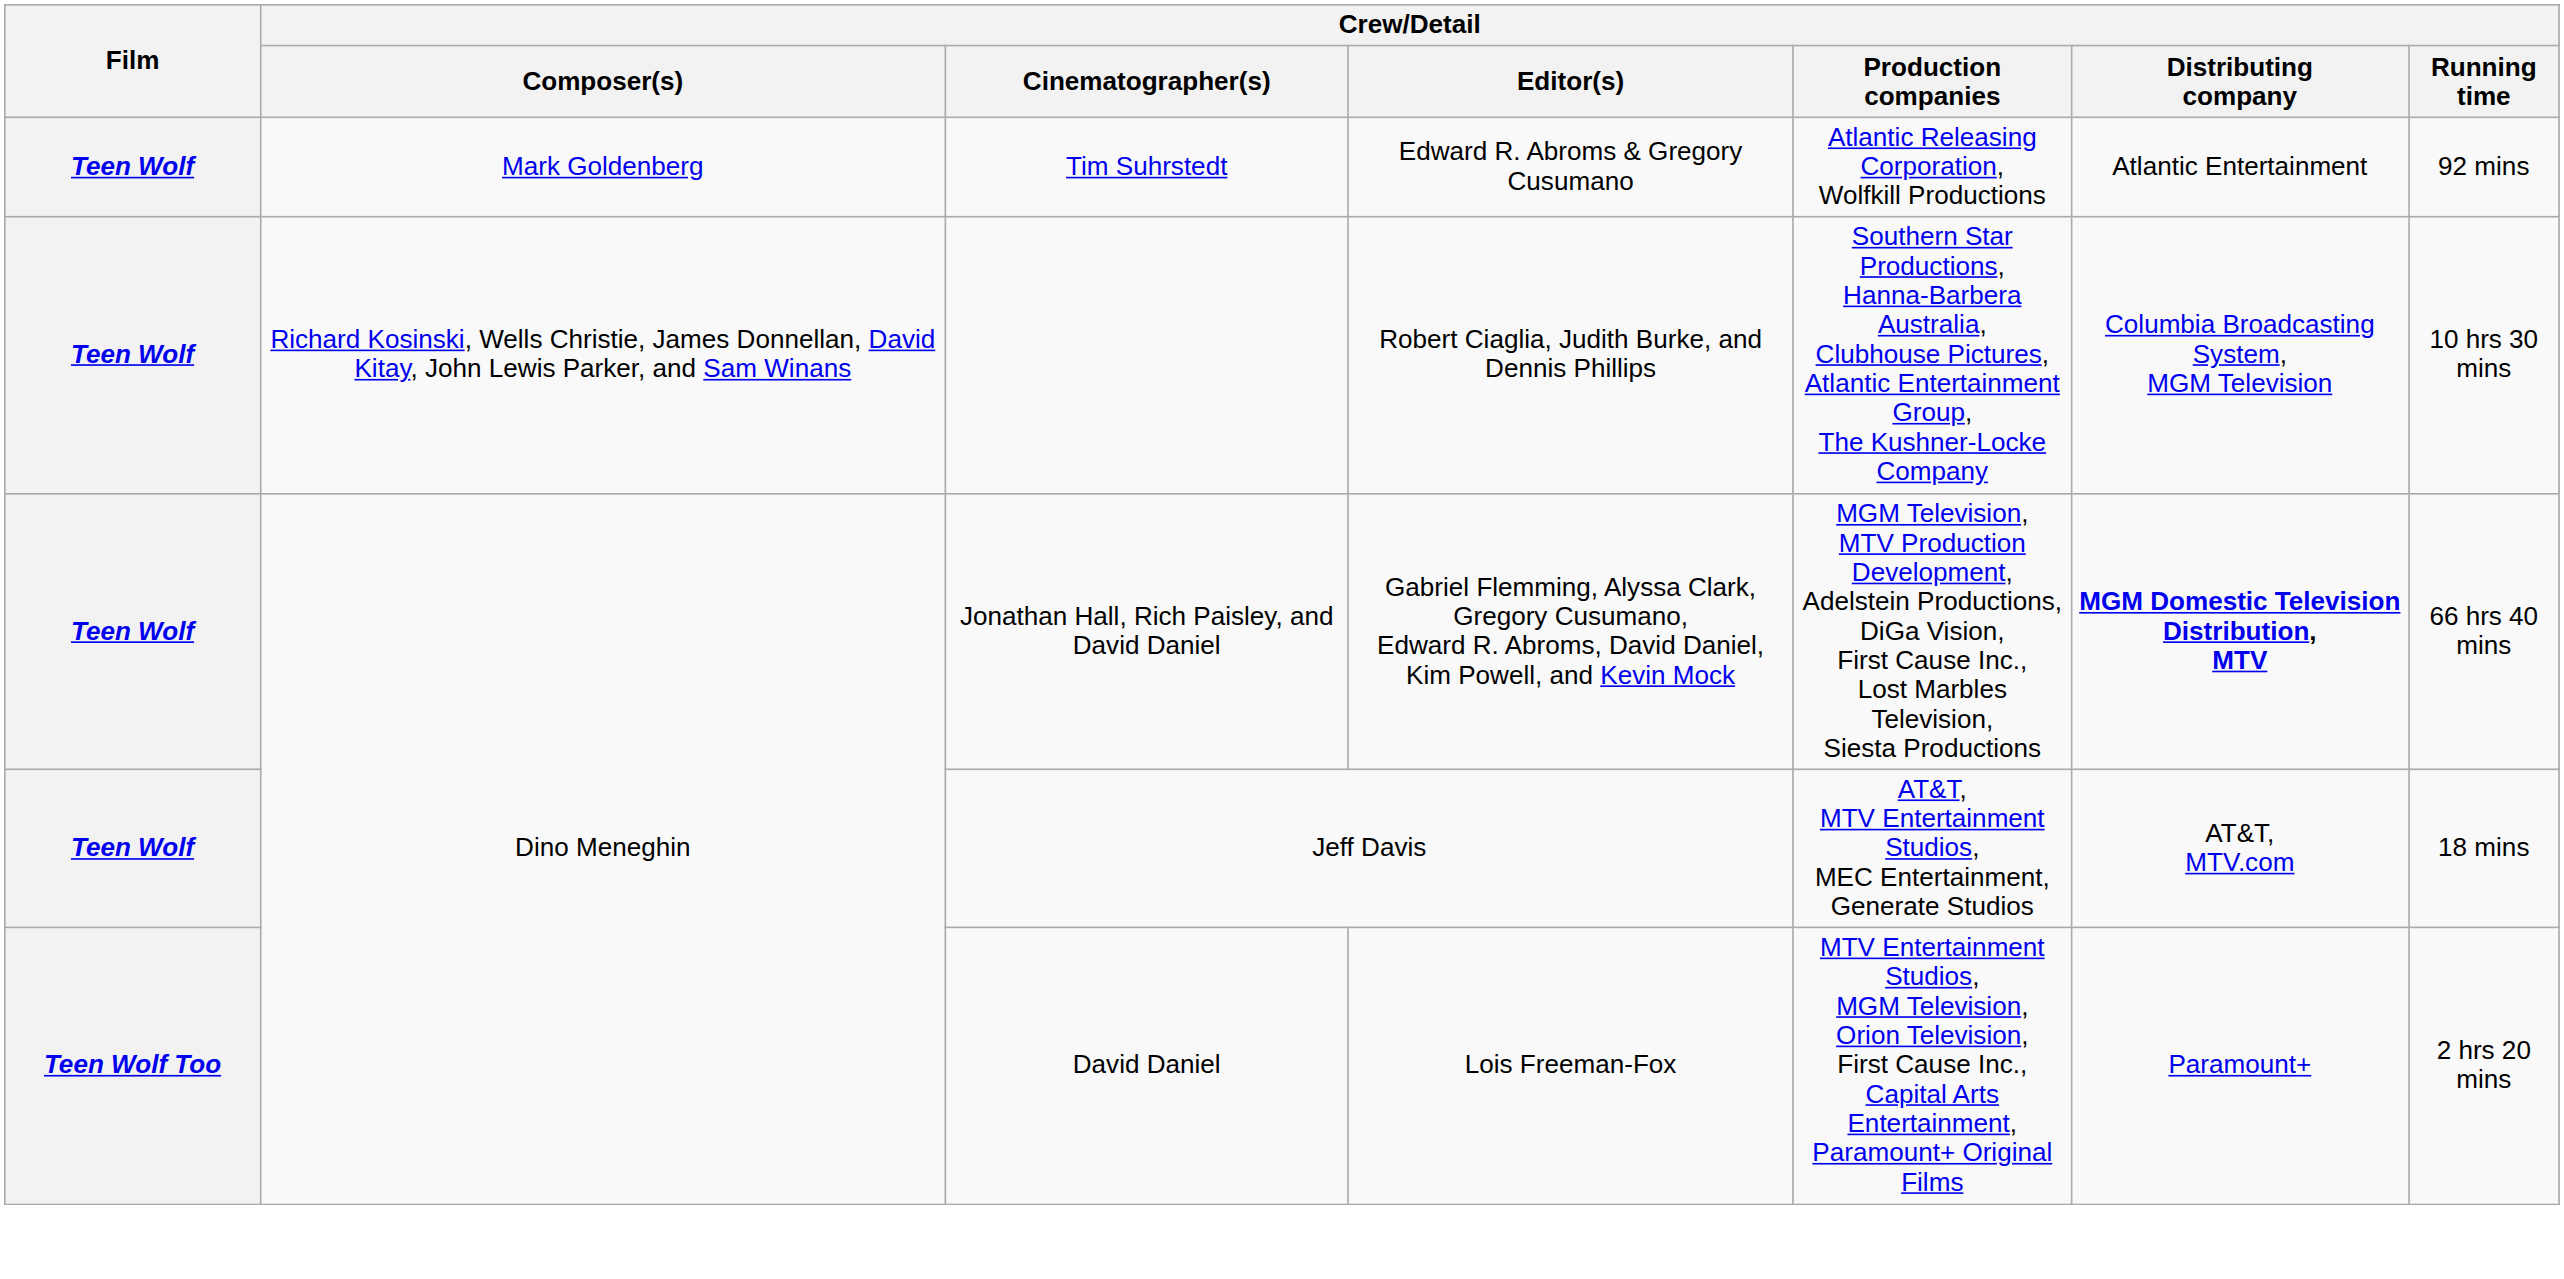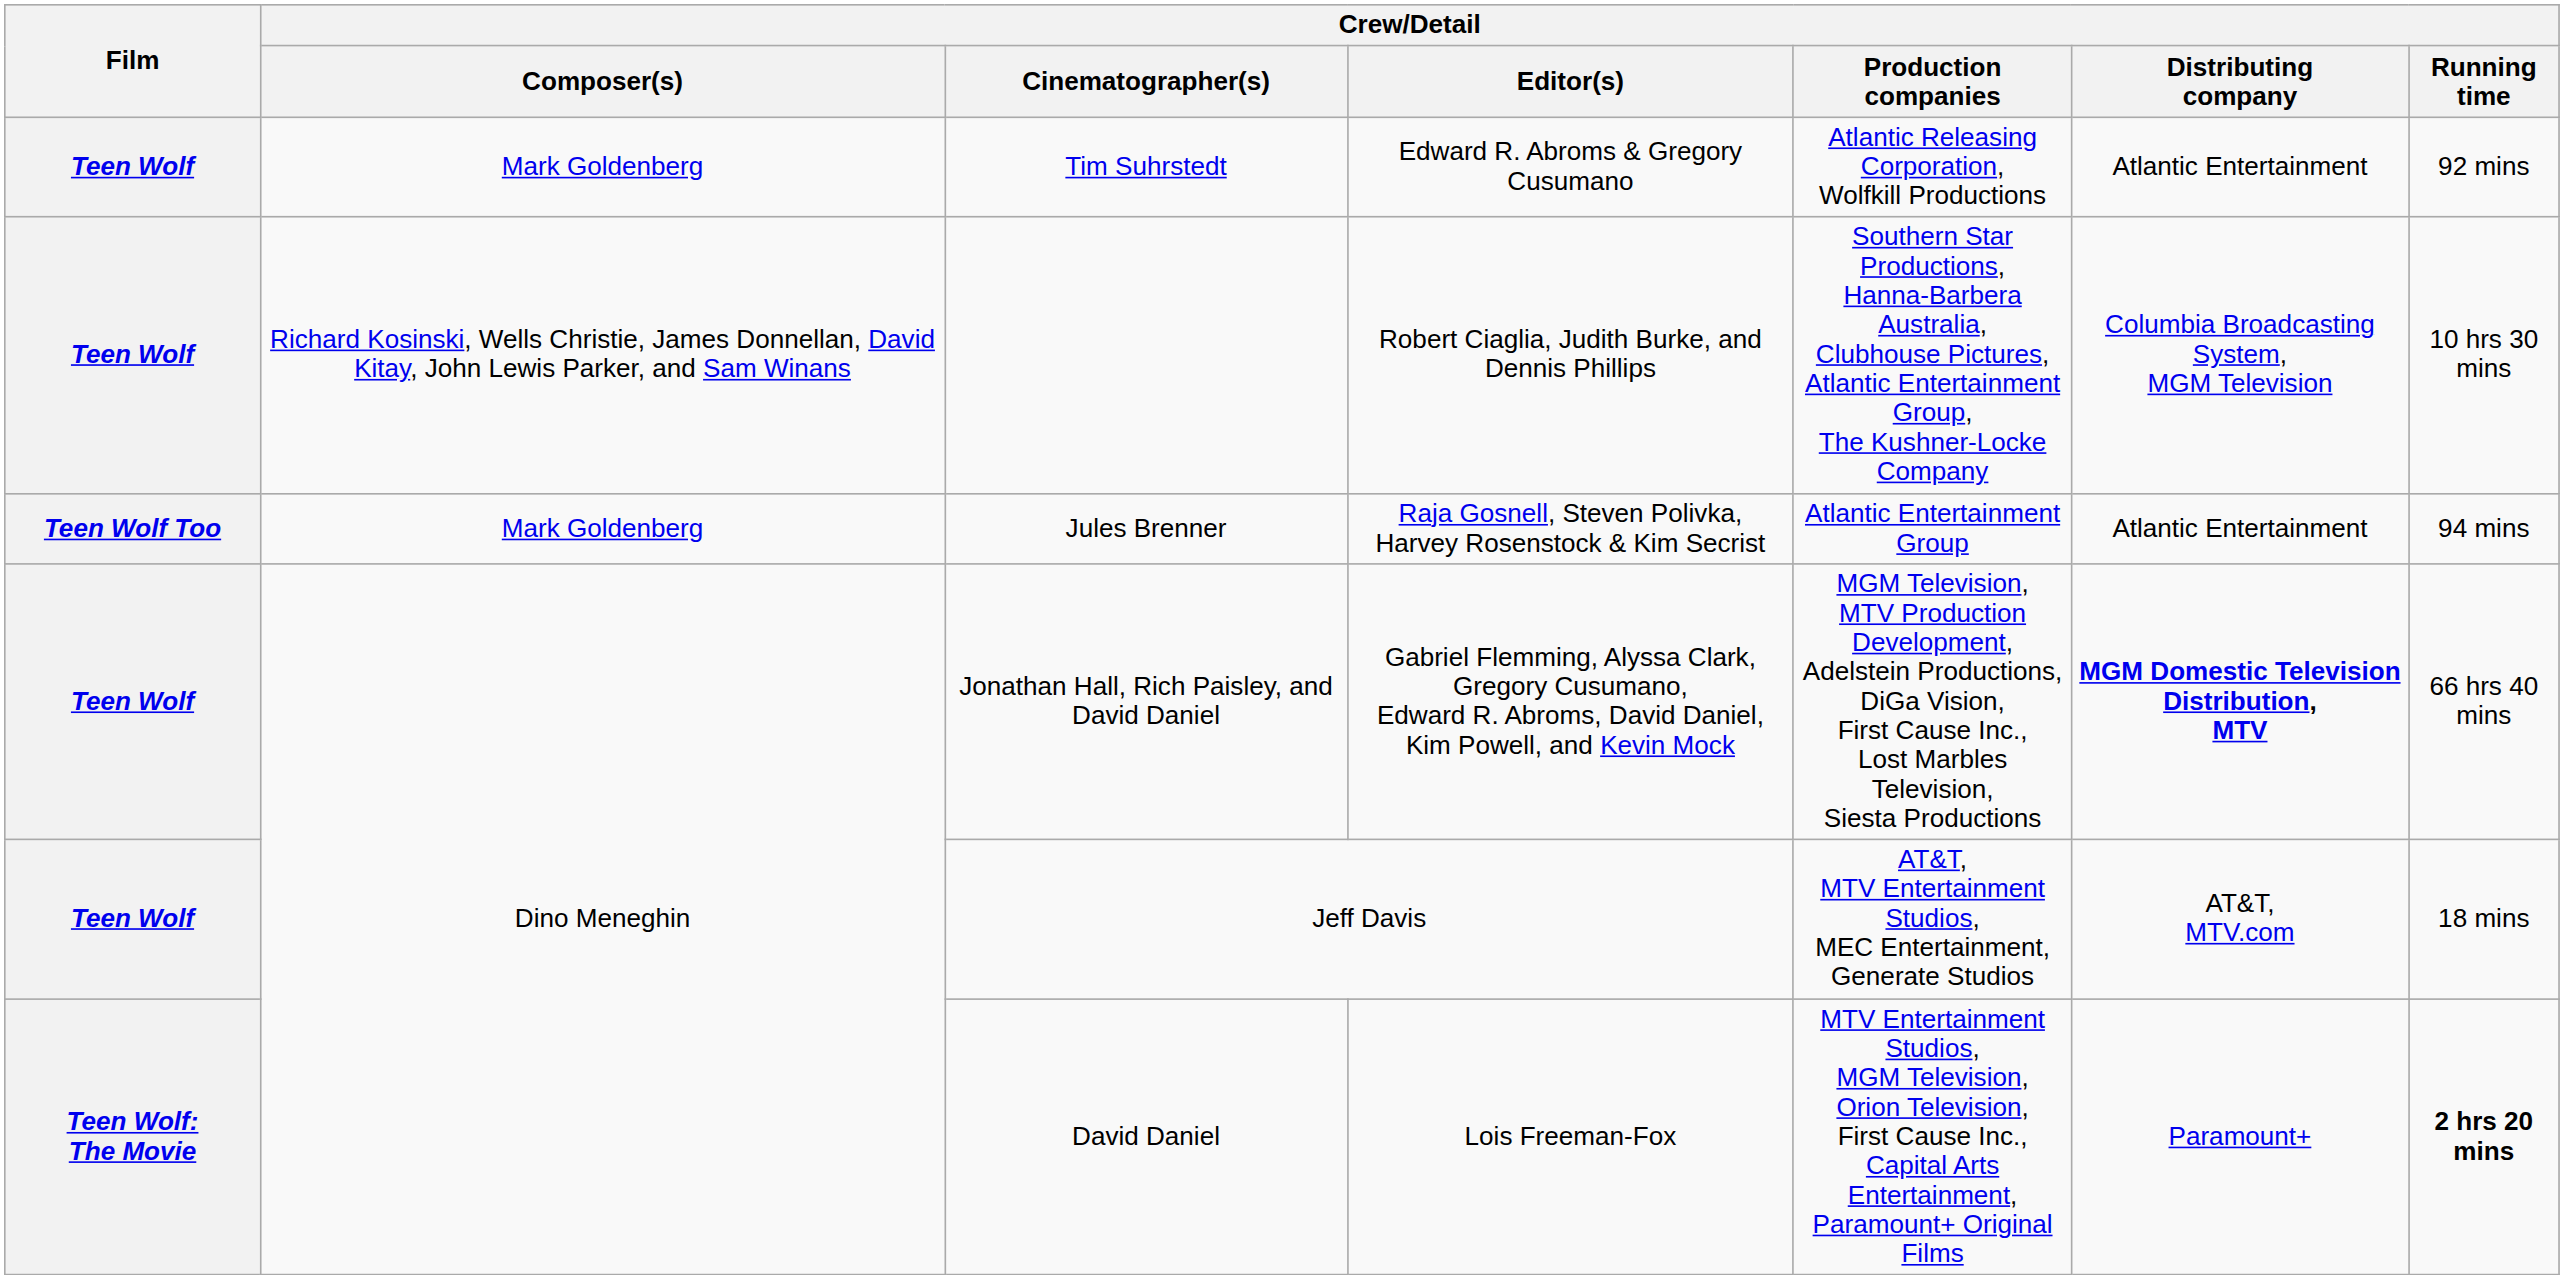+ row: (1146, 528)
(133, 1065) Teen Wolf Too -> (133, 1136) Teen Wolf: The Movie
(2484, 1065) normal -> (2484, 1136) bold
